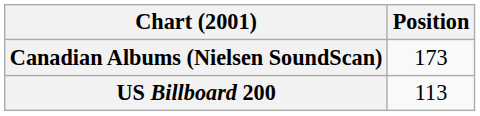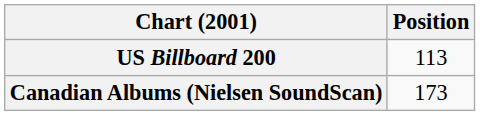rows swapped: (196, 57) <-> (196, 92)
